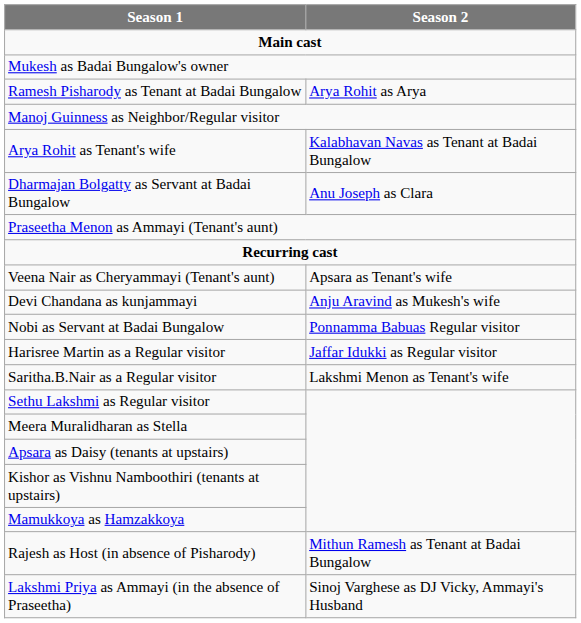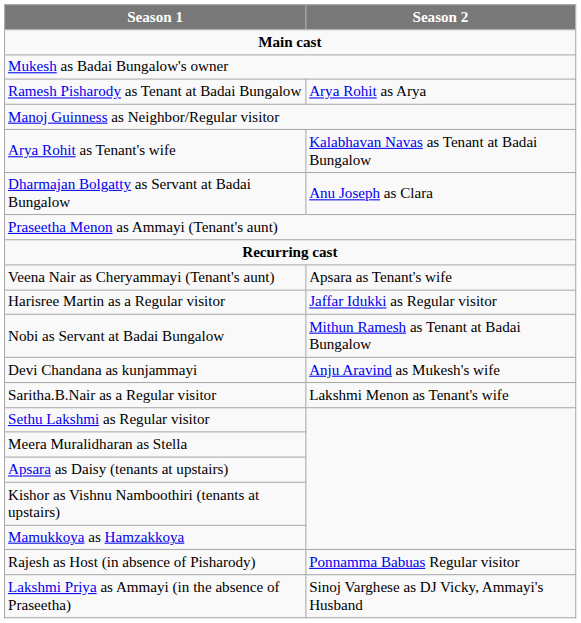rows swapped: (117, 352) <-> (103, 302)
(414, 327) Ponnamma Babuas Regular visitor -> (415, 336) Mithun Ramesh as Tenant at Badai Bungalow
(415, 553) Mithun Ramesh as Tenant at Badai Bungalow -> (414, 562) Ponnamma Babuas Regular visitor
